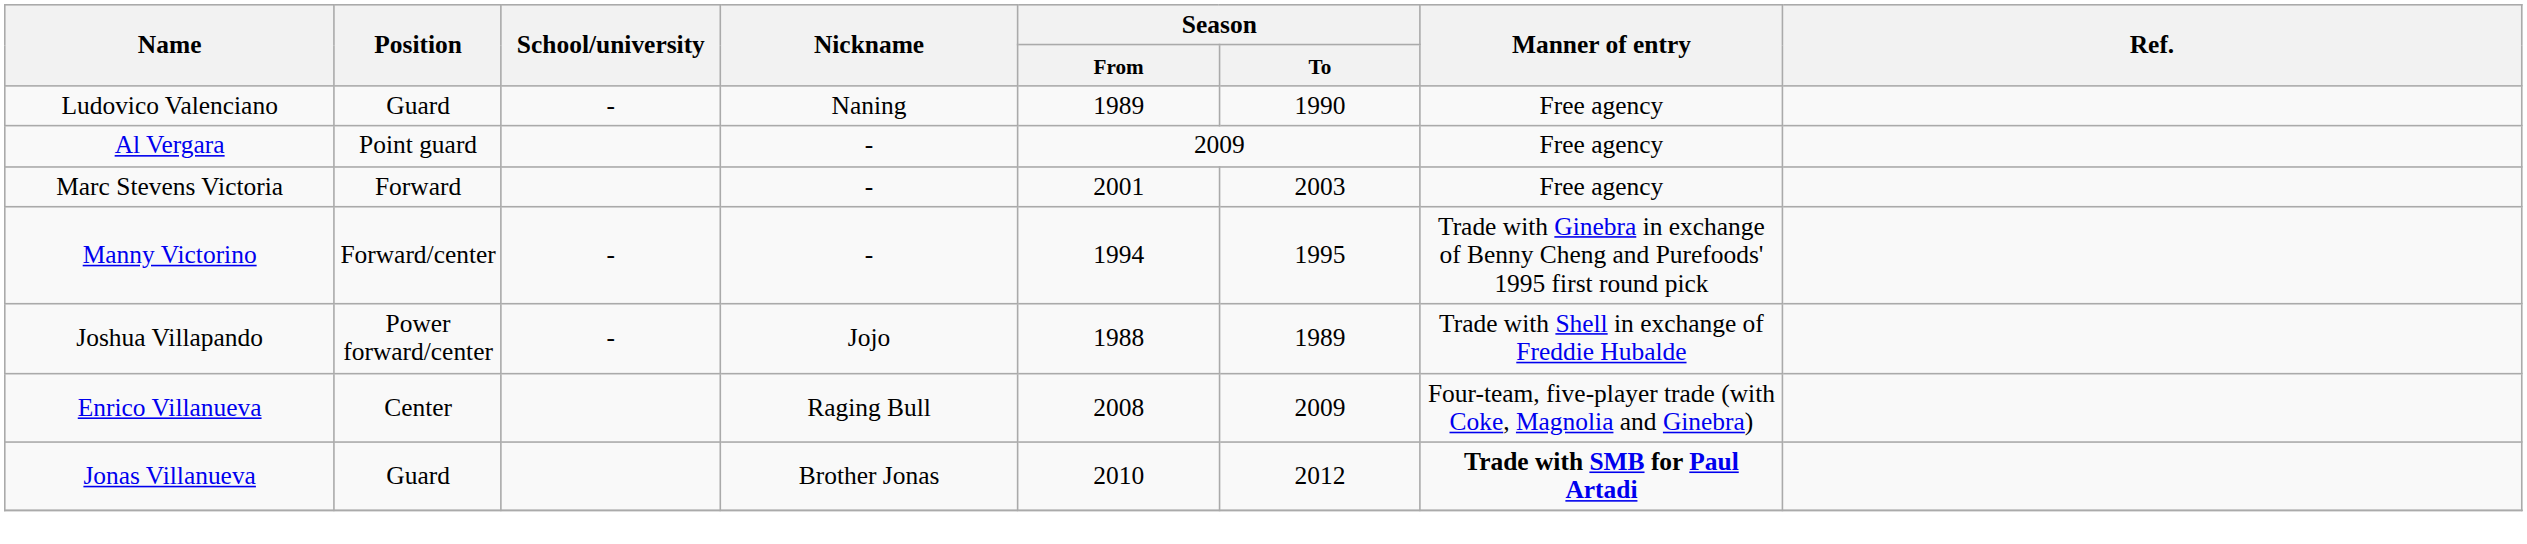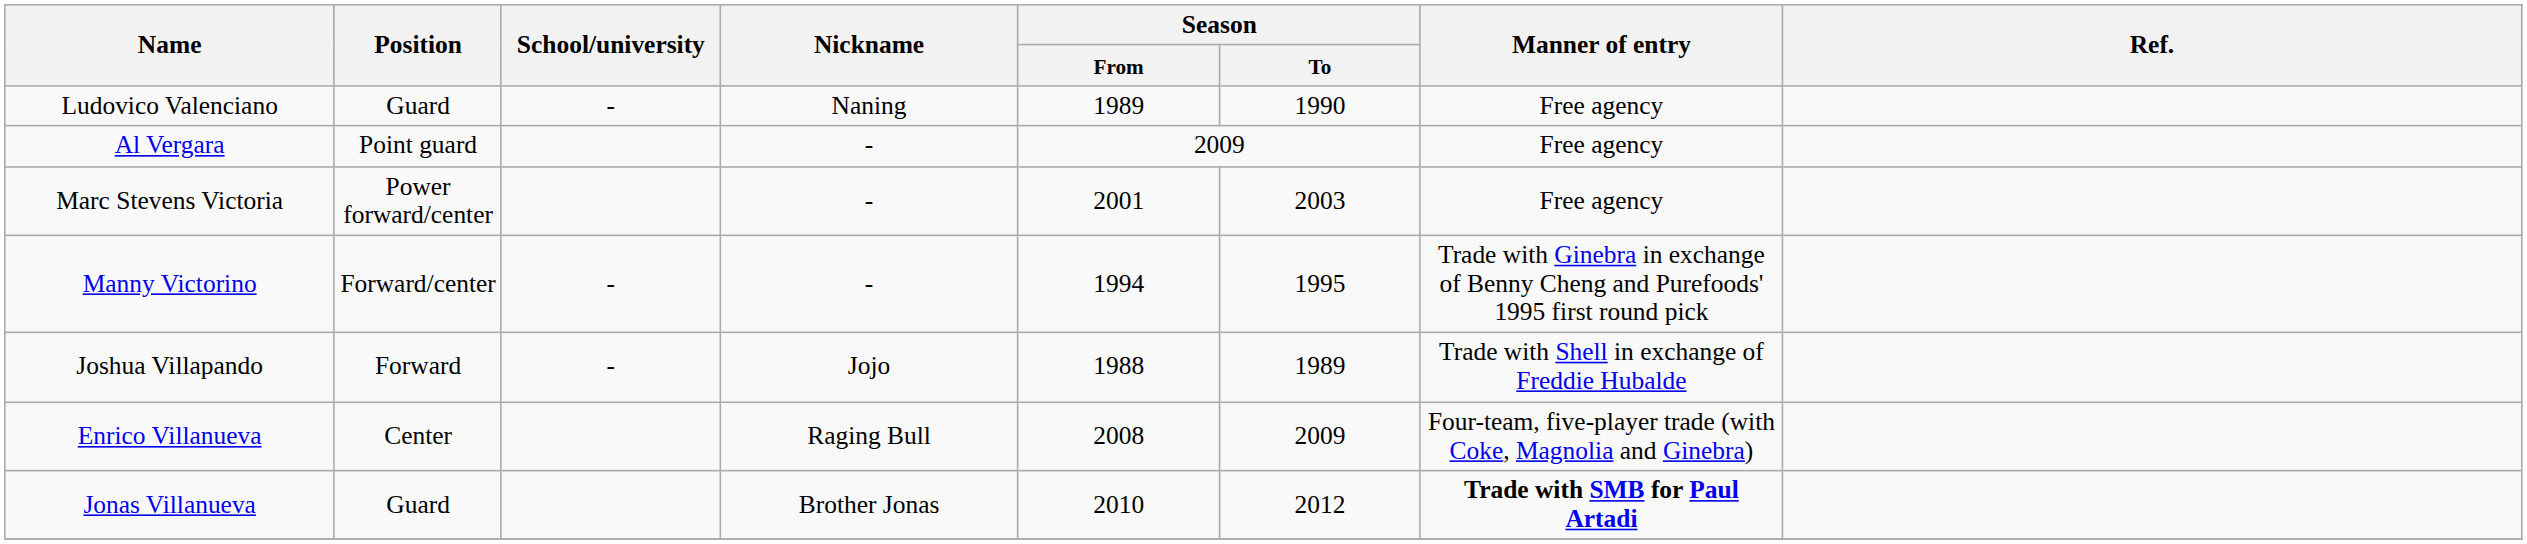(418, 186) Forward -> (418, 200) Power forward/center
(418, 338) Power forward/center -> (418, 366) Forward
